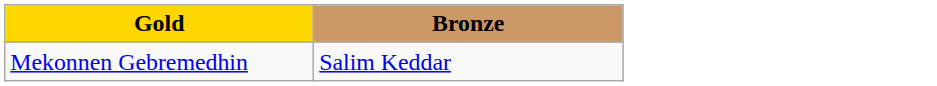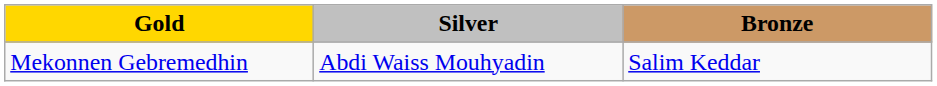+ column: (468, 23)
